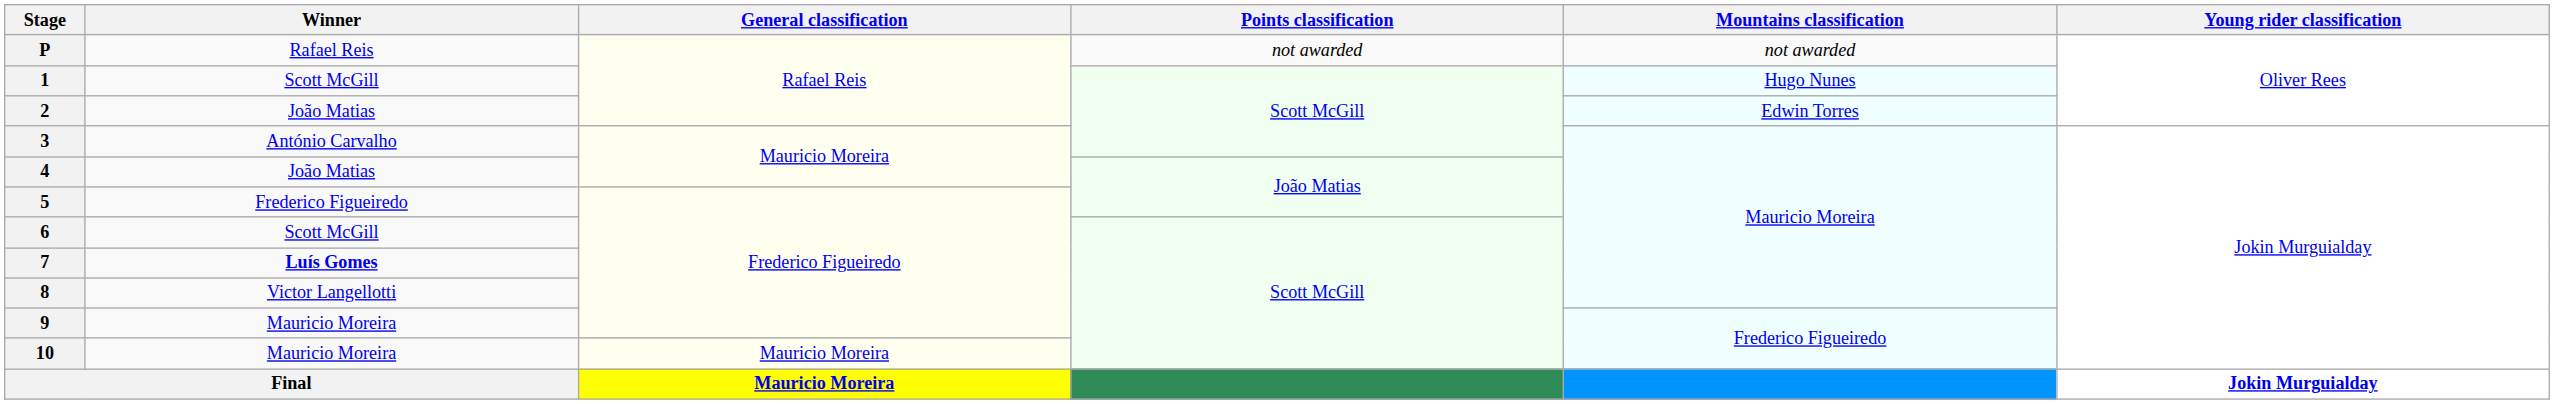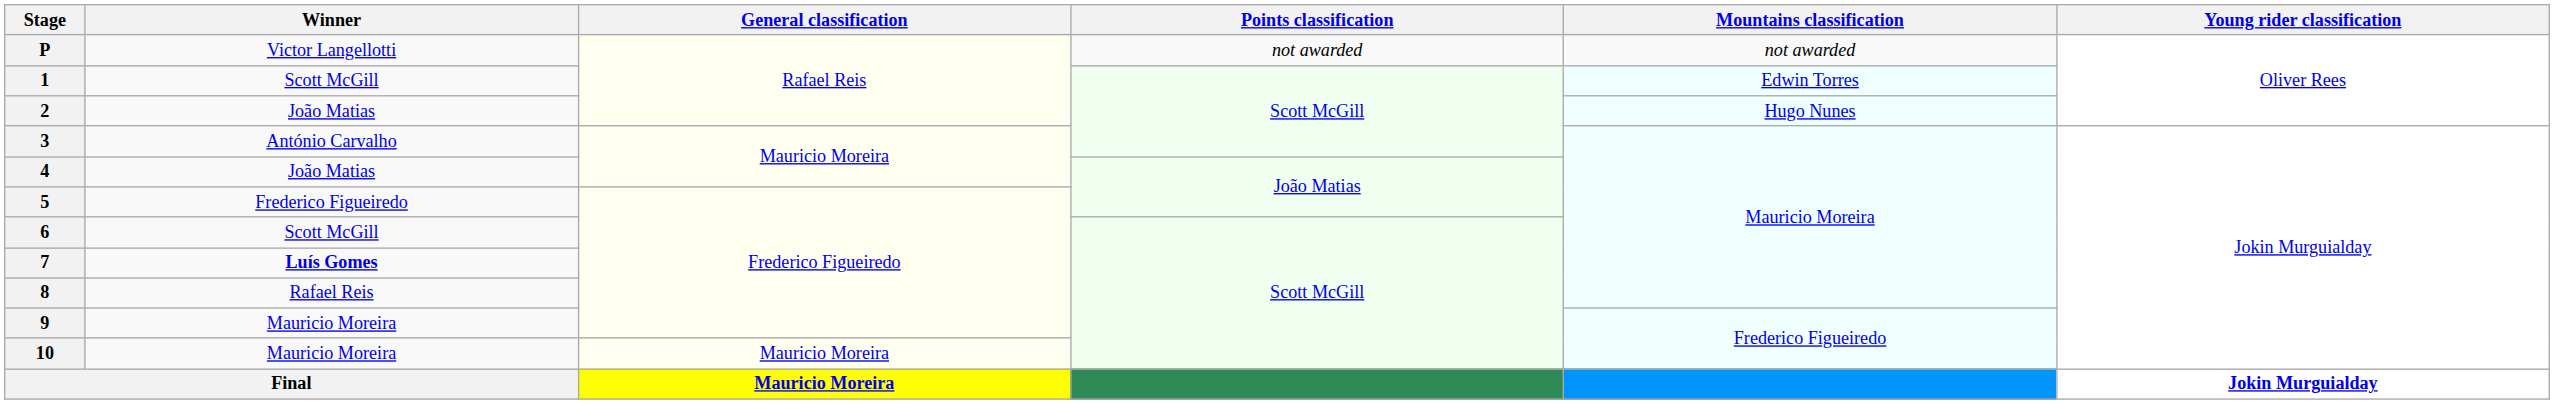(332, 50) Rafael Reis -> (332, 50) Victor Langellotti
(1810, 80) Hugo Nunes -> (1810, 80) Edwin Torres
(1810, 111) Edwin Torres -> (1810, 111) Hugo Nunes
(332, 293) Victor Langellotti -> (332, 293) Rafael Reis
